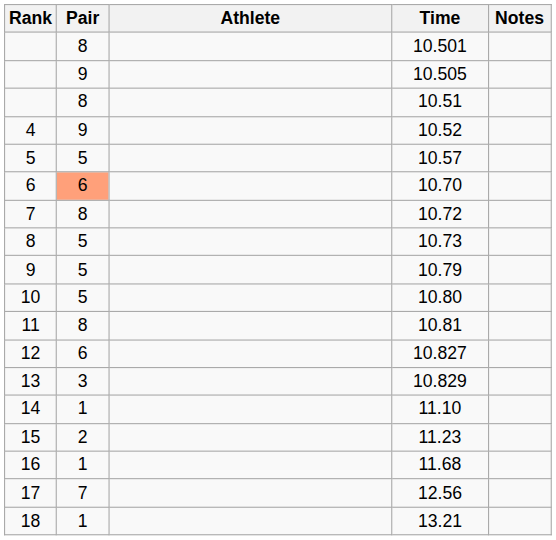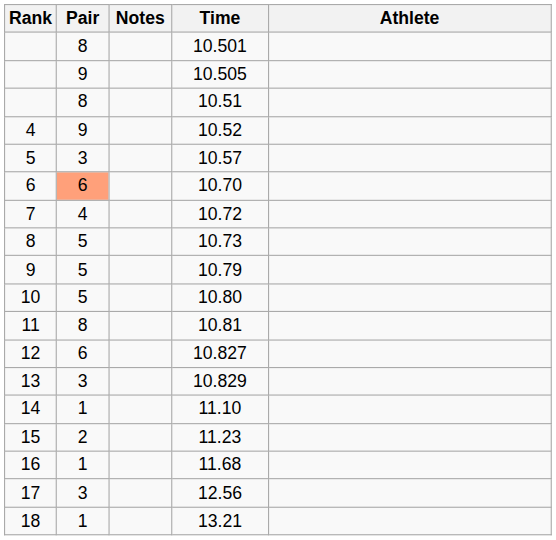columns swapped: (250, 18) <-> (520, 18)
(83, 158) 5 -> (83, 158) 3
(83, 213) 8 -> (83, 213) 4
(83, 492) 7 -> (83, 492) 3
